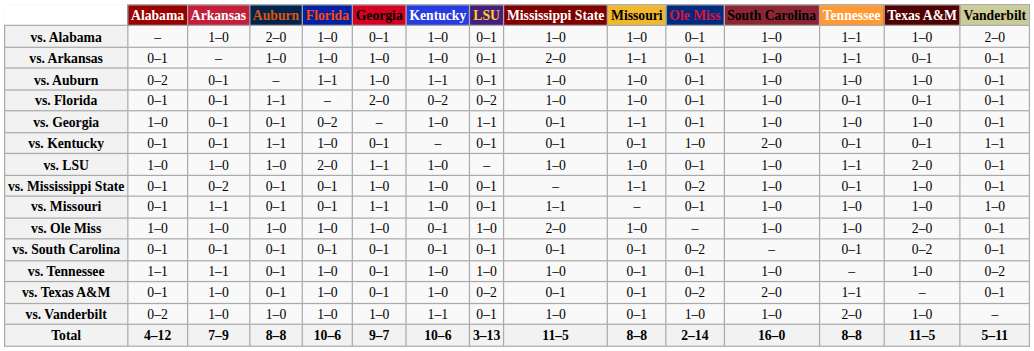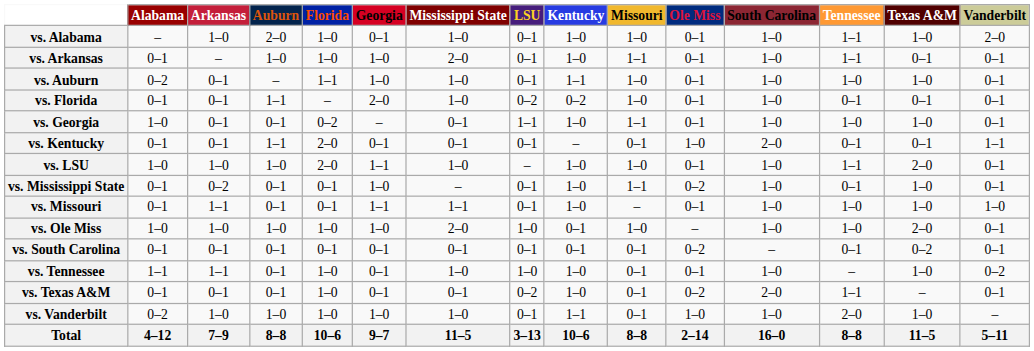columns swapped: (438, 15) <-> (556, 15)
(327, 143) 1–0 -> (327, 143) 2–0
(218, 293) 1–0 -> (218, 293) 0–1
